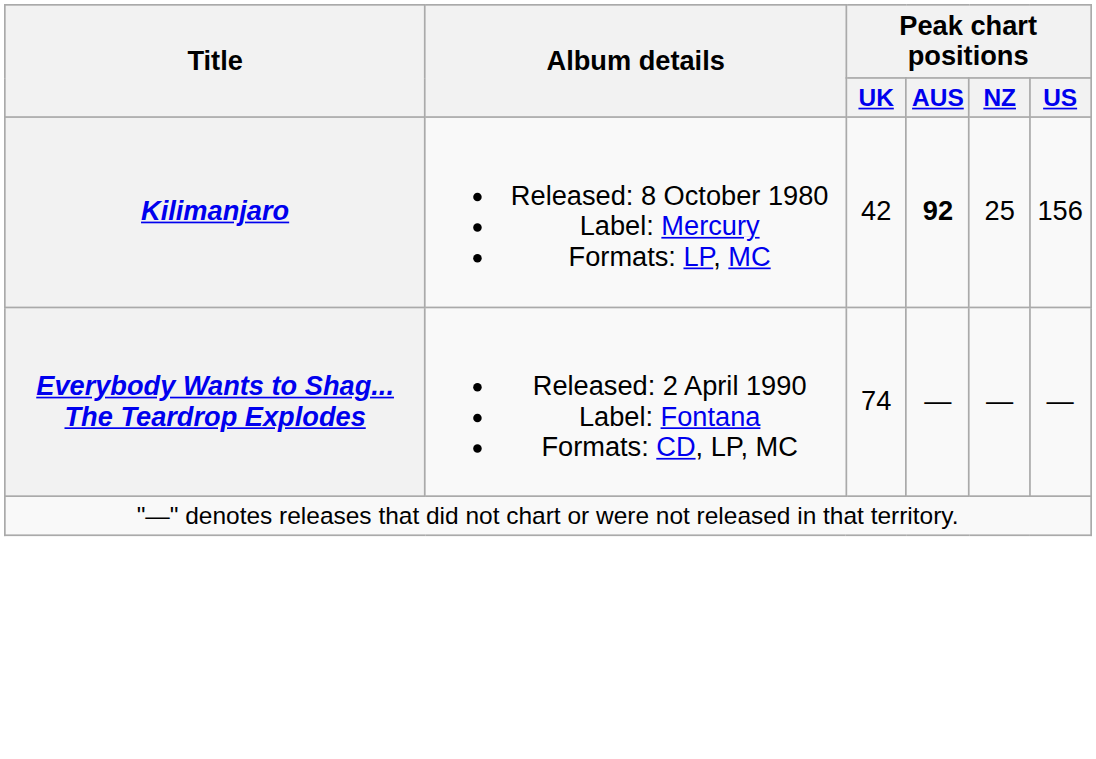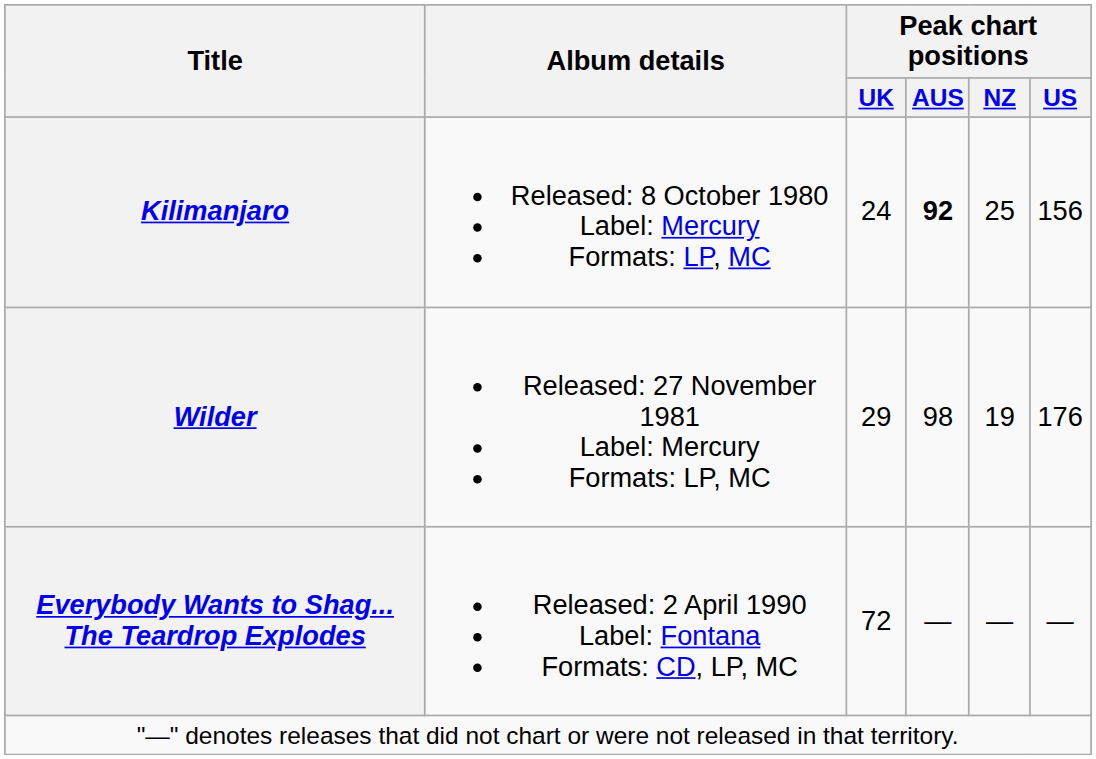(876, 211) 42 -> (876, 211) 24
+ row: (215, 416)
(876, 400) 74 -> (876, 620) 72
